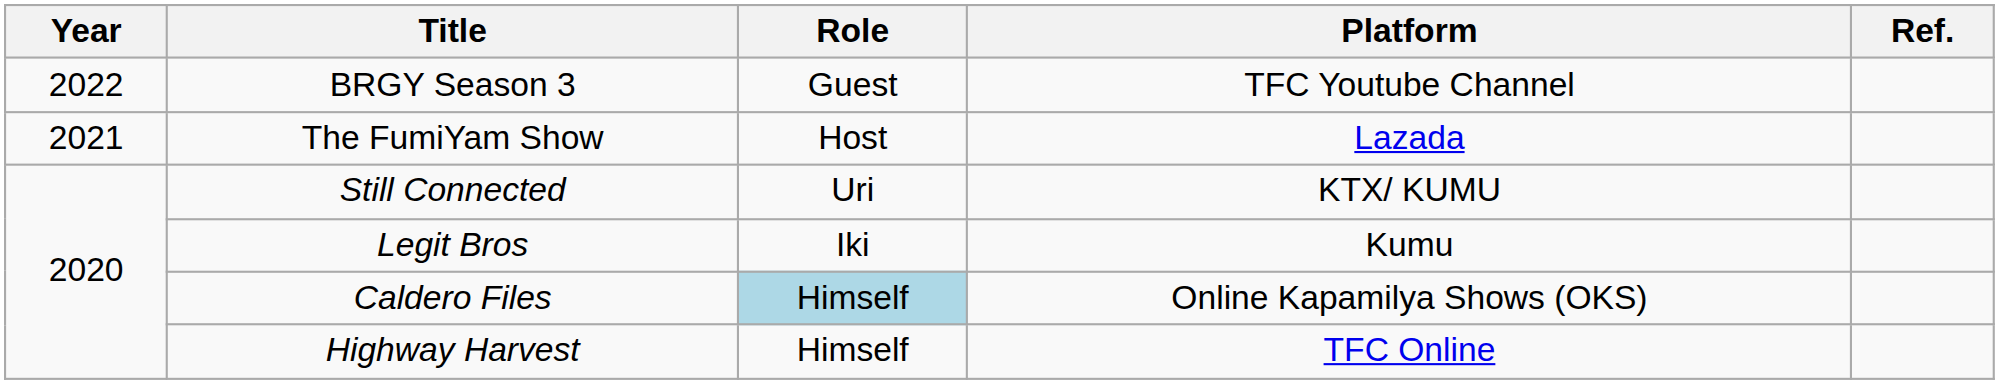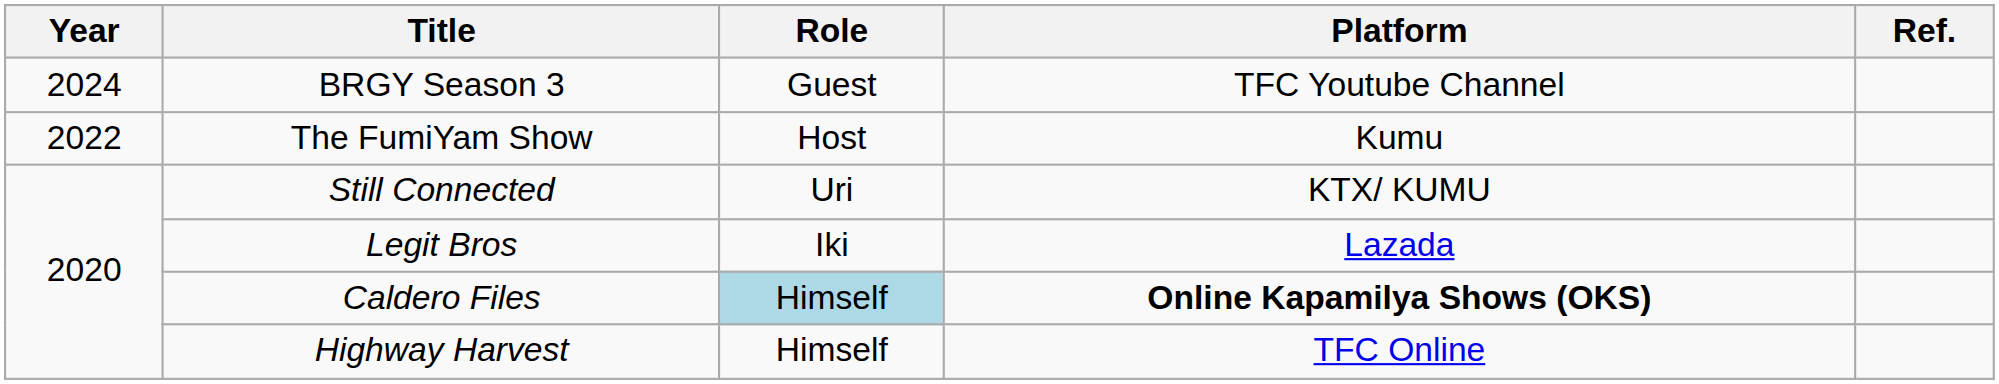(86, 84) 2022 -> (84, 84) 2024
(86, 137) 2021 -> (84, 137) 2022
(1409, 137) Lazada -> (1399, 137) Kumu
(1409, 244) Kumu -> (1399, 244) Lazada
(1409, 297) normal -> (1399, 297) bold
